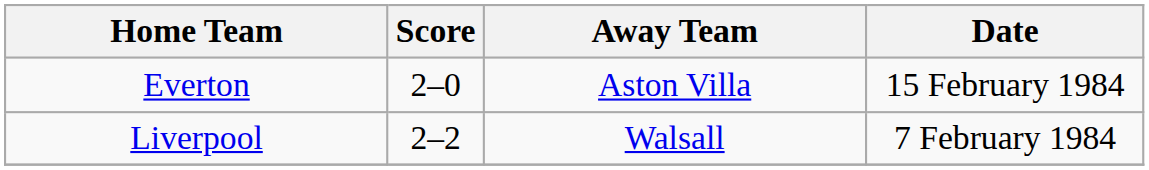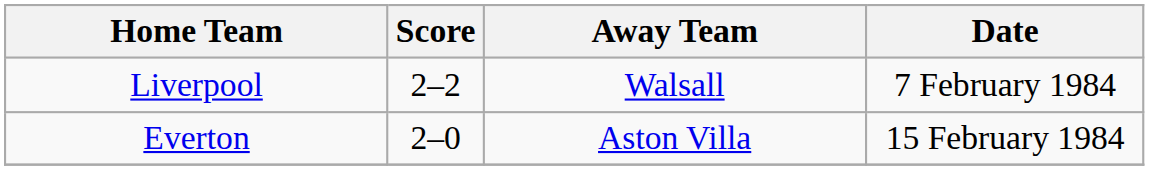rows swapped: (197, 84) <-> (197, 137)
